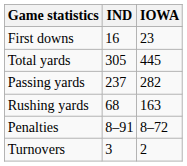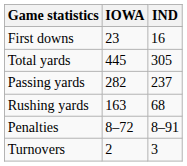columns swapped: (119, 15) <-> (159, 15)
